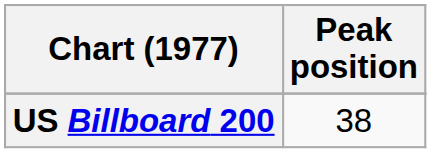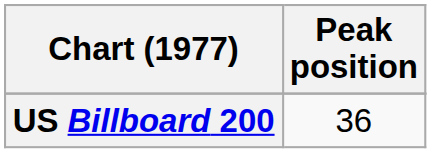(354, 119) 38 -> (354, 119) 36
